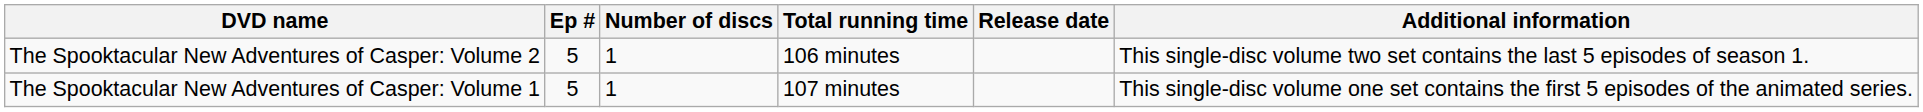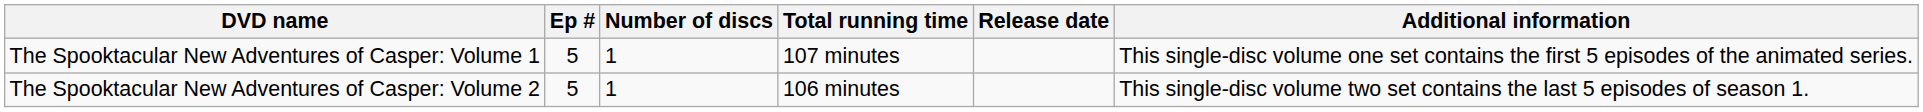rows swapped: (275, 89) <-> (275, 55)
